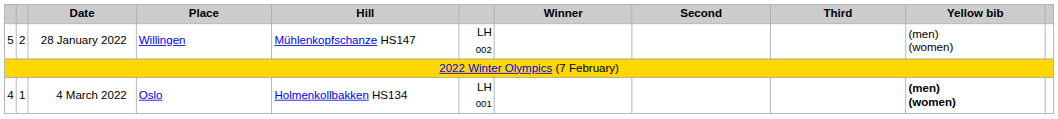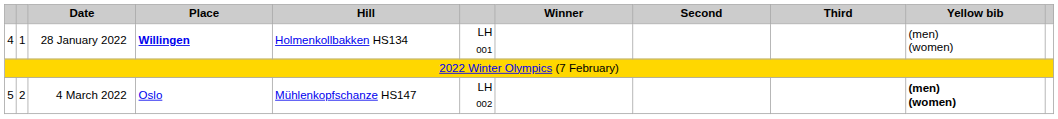(10, 40) 5 -> (10, 40) 4
(22, 40) 2 -> (22, 40) 1
(162, 40) normal -> (164, 40) bold
(345, 40) Mühlenkopfschanze HS147 -> (342, 40) Holmenkollbakken HS134
(484, 40) LH 002 -> (484, 40) LH 001
(10, 95) 4 -> (10, 95) 5
(22, 95) 1 -> (22, 95) 2
(341, 95) Holmenkollbakken HS134 -> (346, 95) Mühlenkopfschanze HS147
(484, 94) LH 001 -> (484, 94) LH 002
